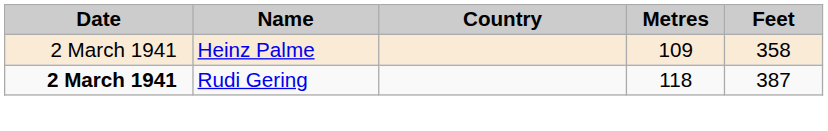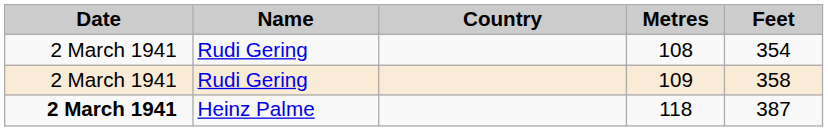+ row: (676, 49)
(256, 49) Heinz Palme -> (253, 79) Rudi Gering
(253, 79) Rudi Gering -> (256, 110) Heinz Palme
